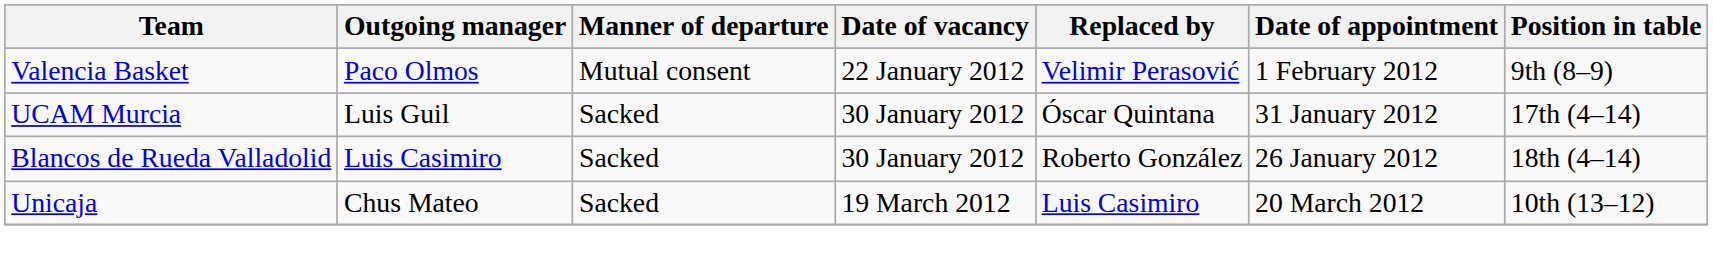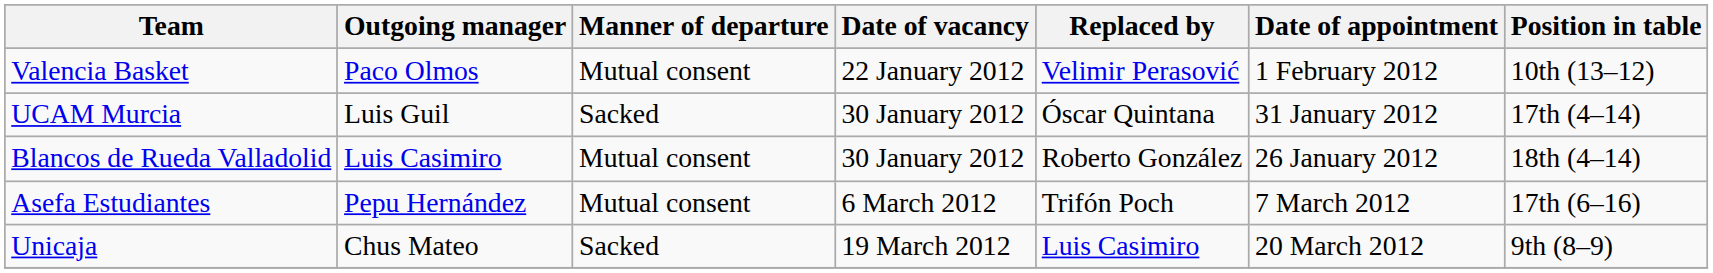(1562, 70) 9th (8–9) -> (1583, 70) 10th (13–12)
(619, 158) Sacked -> (665, 158) Mutual consent
+ row: (111, 202)
(1583, 202) 10th (13–12) -> (1562, 245) 9th (8–9)
